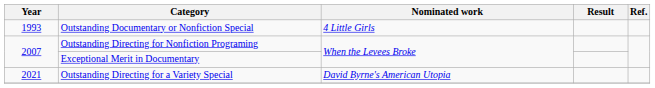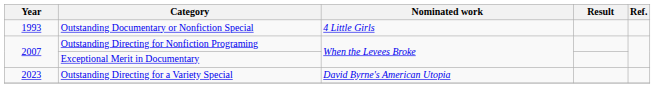(31, 75) 2021 -> (31, 75) 2023
